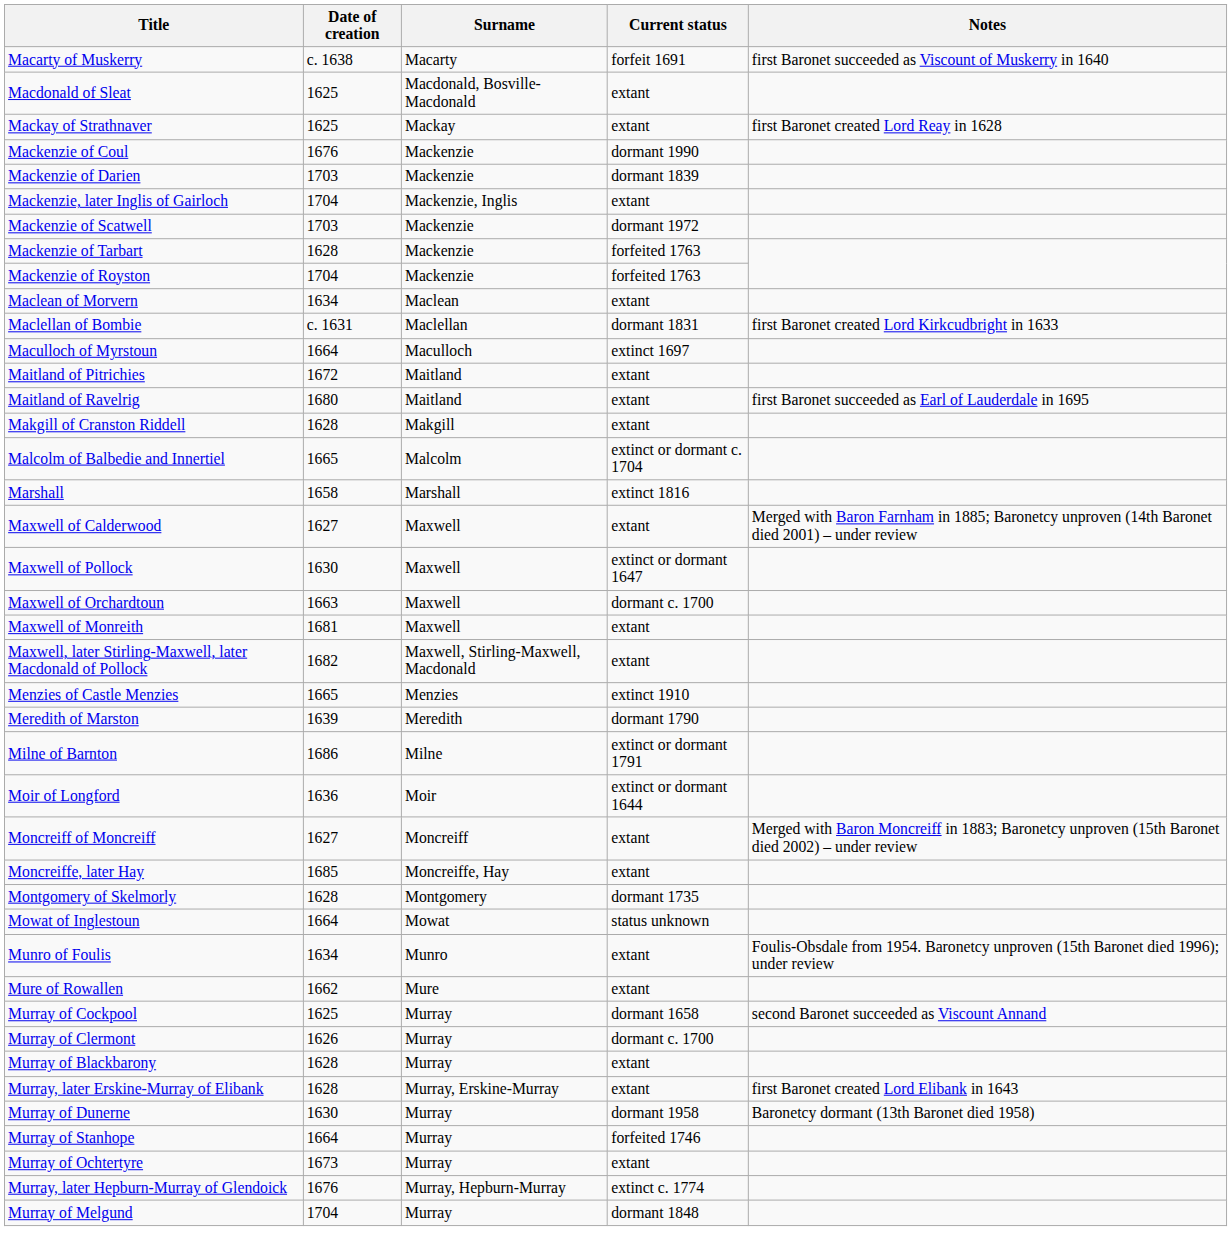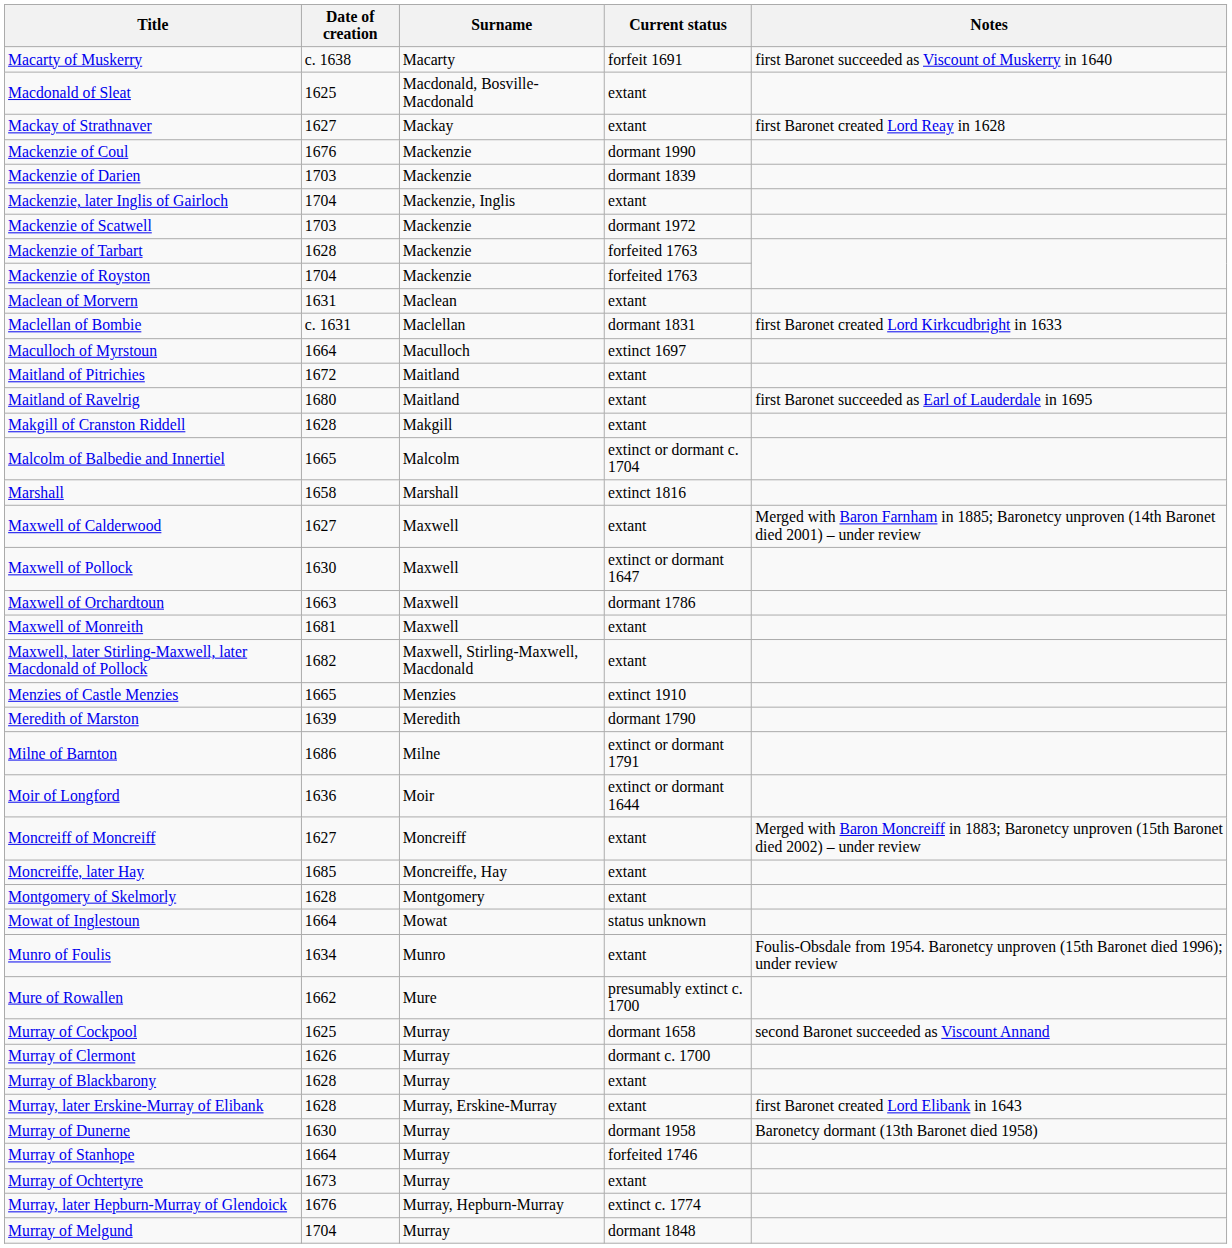(322, 126) 1625 -> (321, 126) 1627
(322, 300) 1634 -> (321, 300) 1631
(662, 602) dormant c. 1700 -> (652, 602) dormant 1786
(655, 896) dormant 1735 -> (627, 896) extant
(630, 989) extant -> (675, 997) presumably extinct c. 1700
